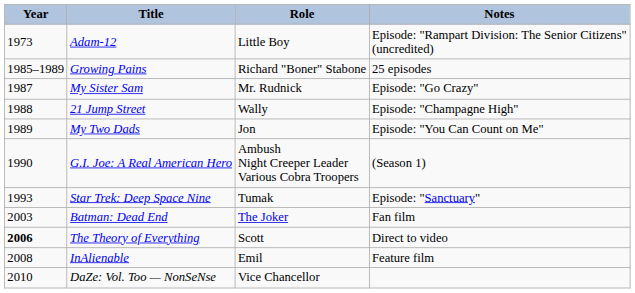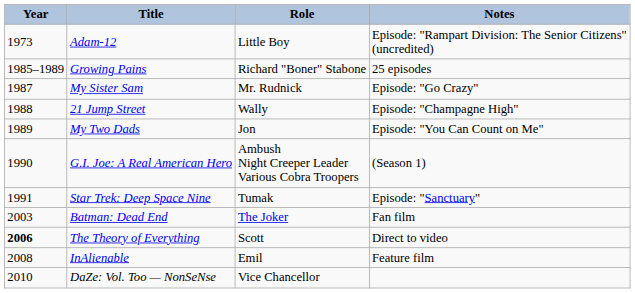(20, 197) 1993 -> (20, 197) 1991
